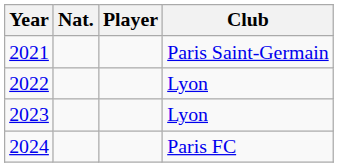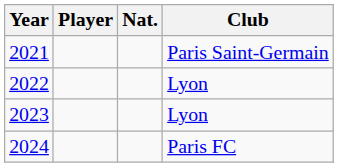columns swapped: (76, 20) <-> (131, 20)
